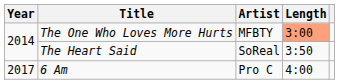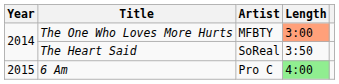(21, 70) 2017 -> (21, 70) 2015
(299, 70) no background -> (299, 70) lightgreen background
